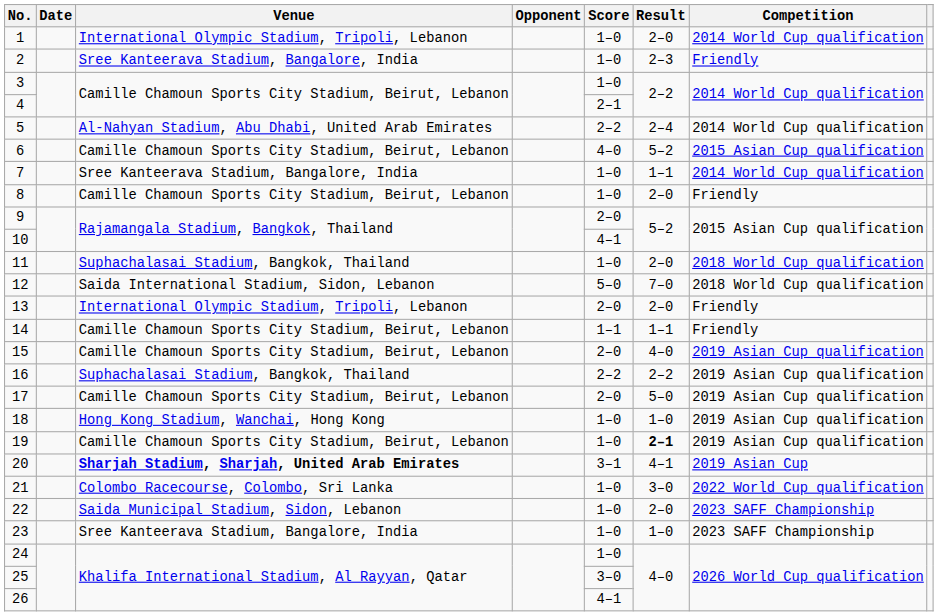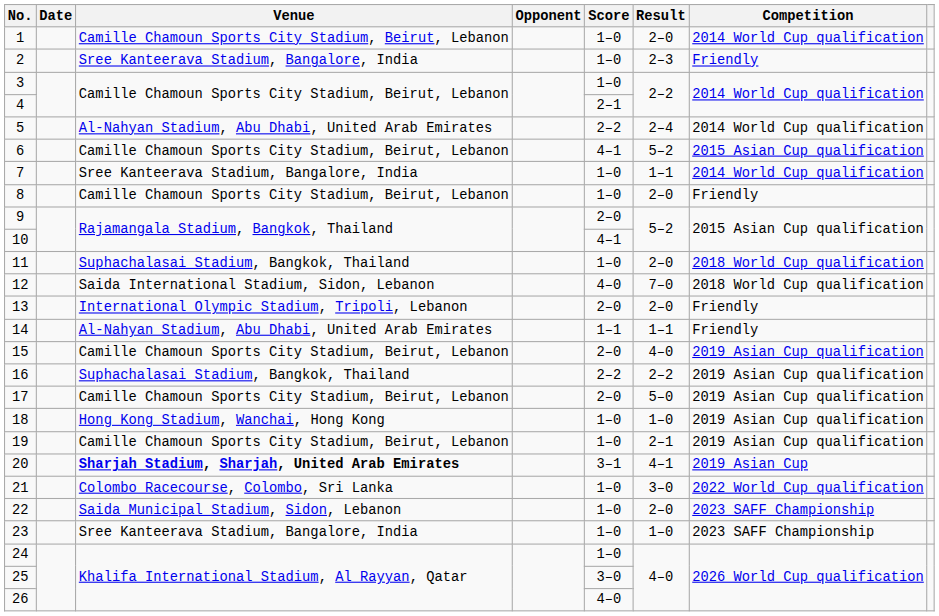(273, 38) International Olympic Stadium, Tripoli, Lebanon -> (294, 38) Camille Chamoun Sports City Stadium, Beirut, Lebanon
(609, 151) 4–0 -> (609, 151) 4–1
(609, 285) 5–0 -> (609, 285) 4–0
(294, 330) Camille Chamoun Sports City Stadium, Beirut, Lebanon -> (286, 330) Al-Nahyan Stadium, Abu Dhabi, United Arab Emirates
(661, 442) bold -> (661, 442) normal
(609, 600) 4–1 -> (609, 600) 4–0
